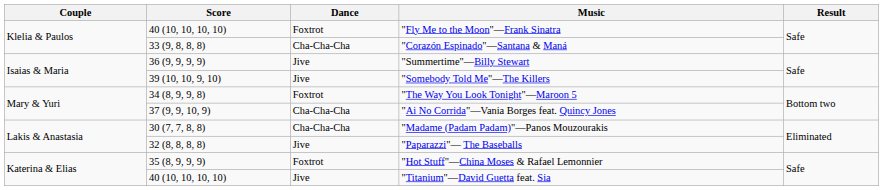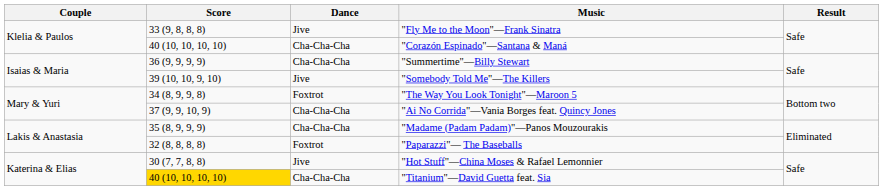(188, 29) 40 (10, 10, 10, 10) -> (177, 29) 33 (9, 8, 8, 8)
(308, 29) Foxtrot -> (301, 29) Jive
(177, 45) 33 (9, 8, 8, 8) -> (188, 45) 40 (10, 10, 10, 10)
(301, 62) Jive -> (321, 62) Cha-Cha-Cha
(177, 128) 30 (7, 7, 8, 8) -> (177, 128) 35 (8, 9, 9, 9)
(301, 144) Jive -> (308, 144) Foxtrot
(177, 161) 35 (8, 9, 9, 9) -> (177, 161) 30 (7, 7, 8, 8)
(308, 161) Foxtrot -> (301, 161) Jive
(188, 177) no background -> (188, 177) gold background
(301, 177) Jive -> (321, 177) Cha-Cha-Cha
